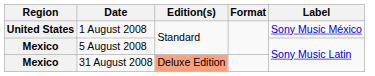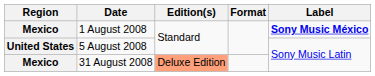(41, 29) United States -> (41, 29) Mexico
(316, 29) normal -> (320, 29) bold
(41, 46) Mexico -> (41, 46) United States
